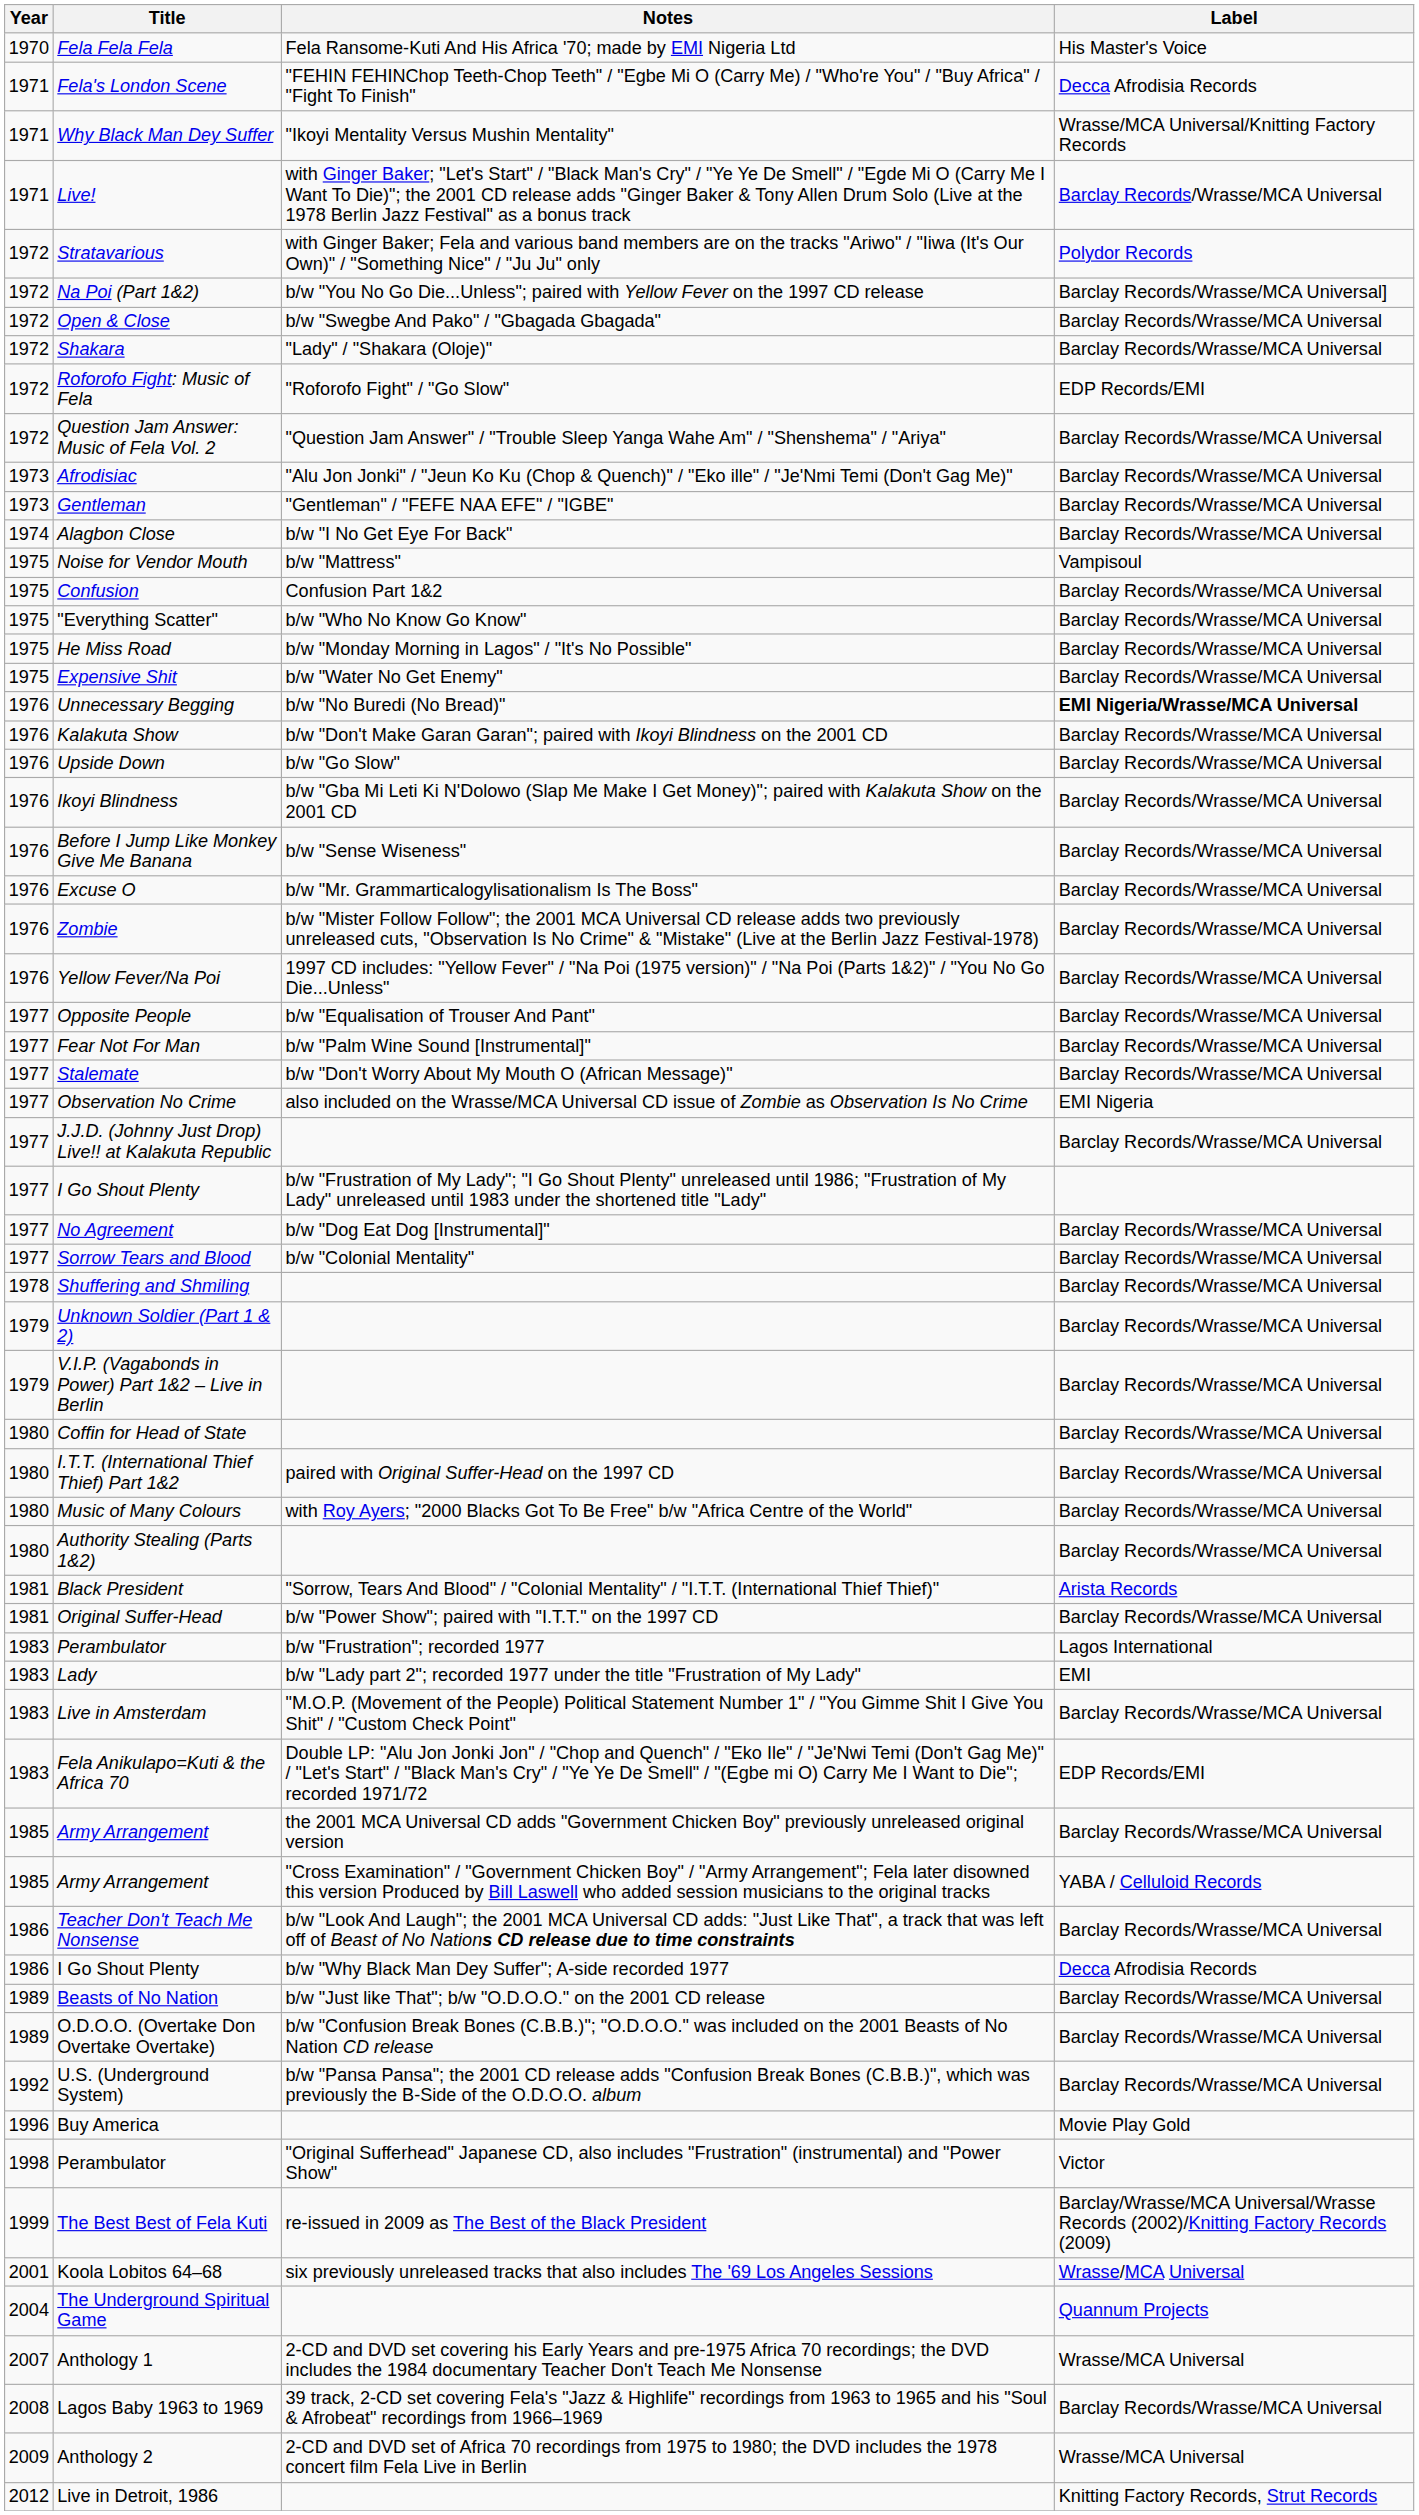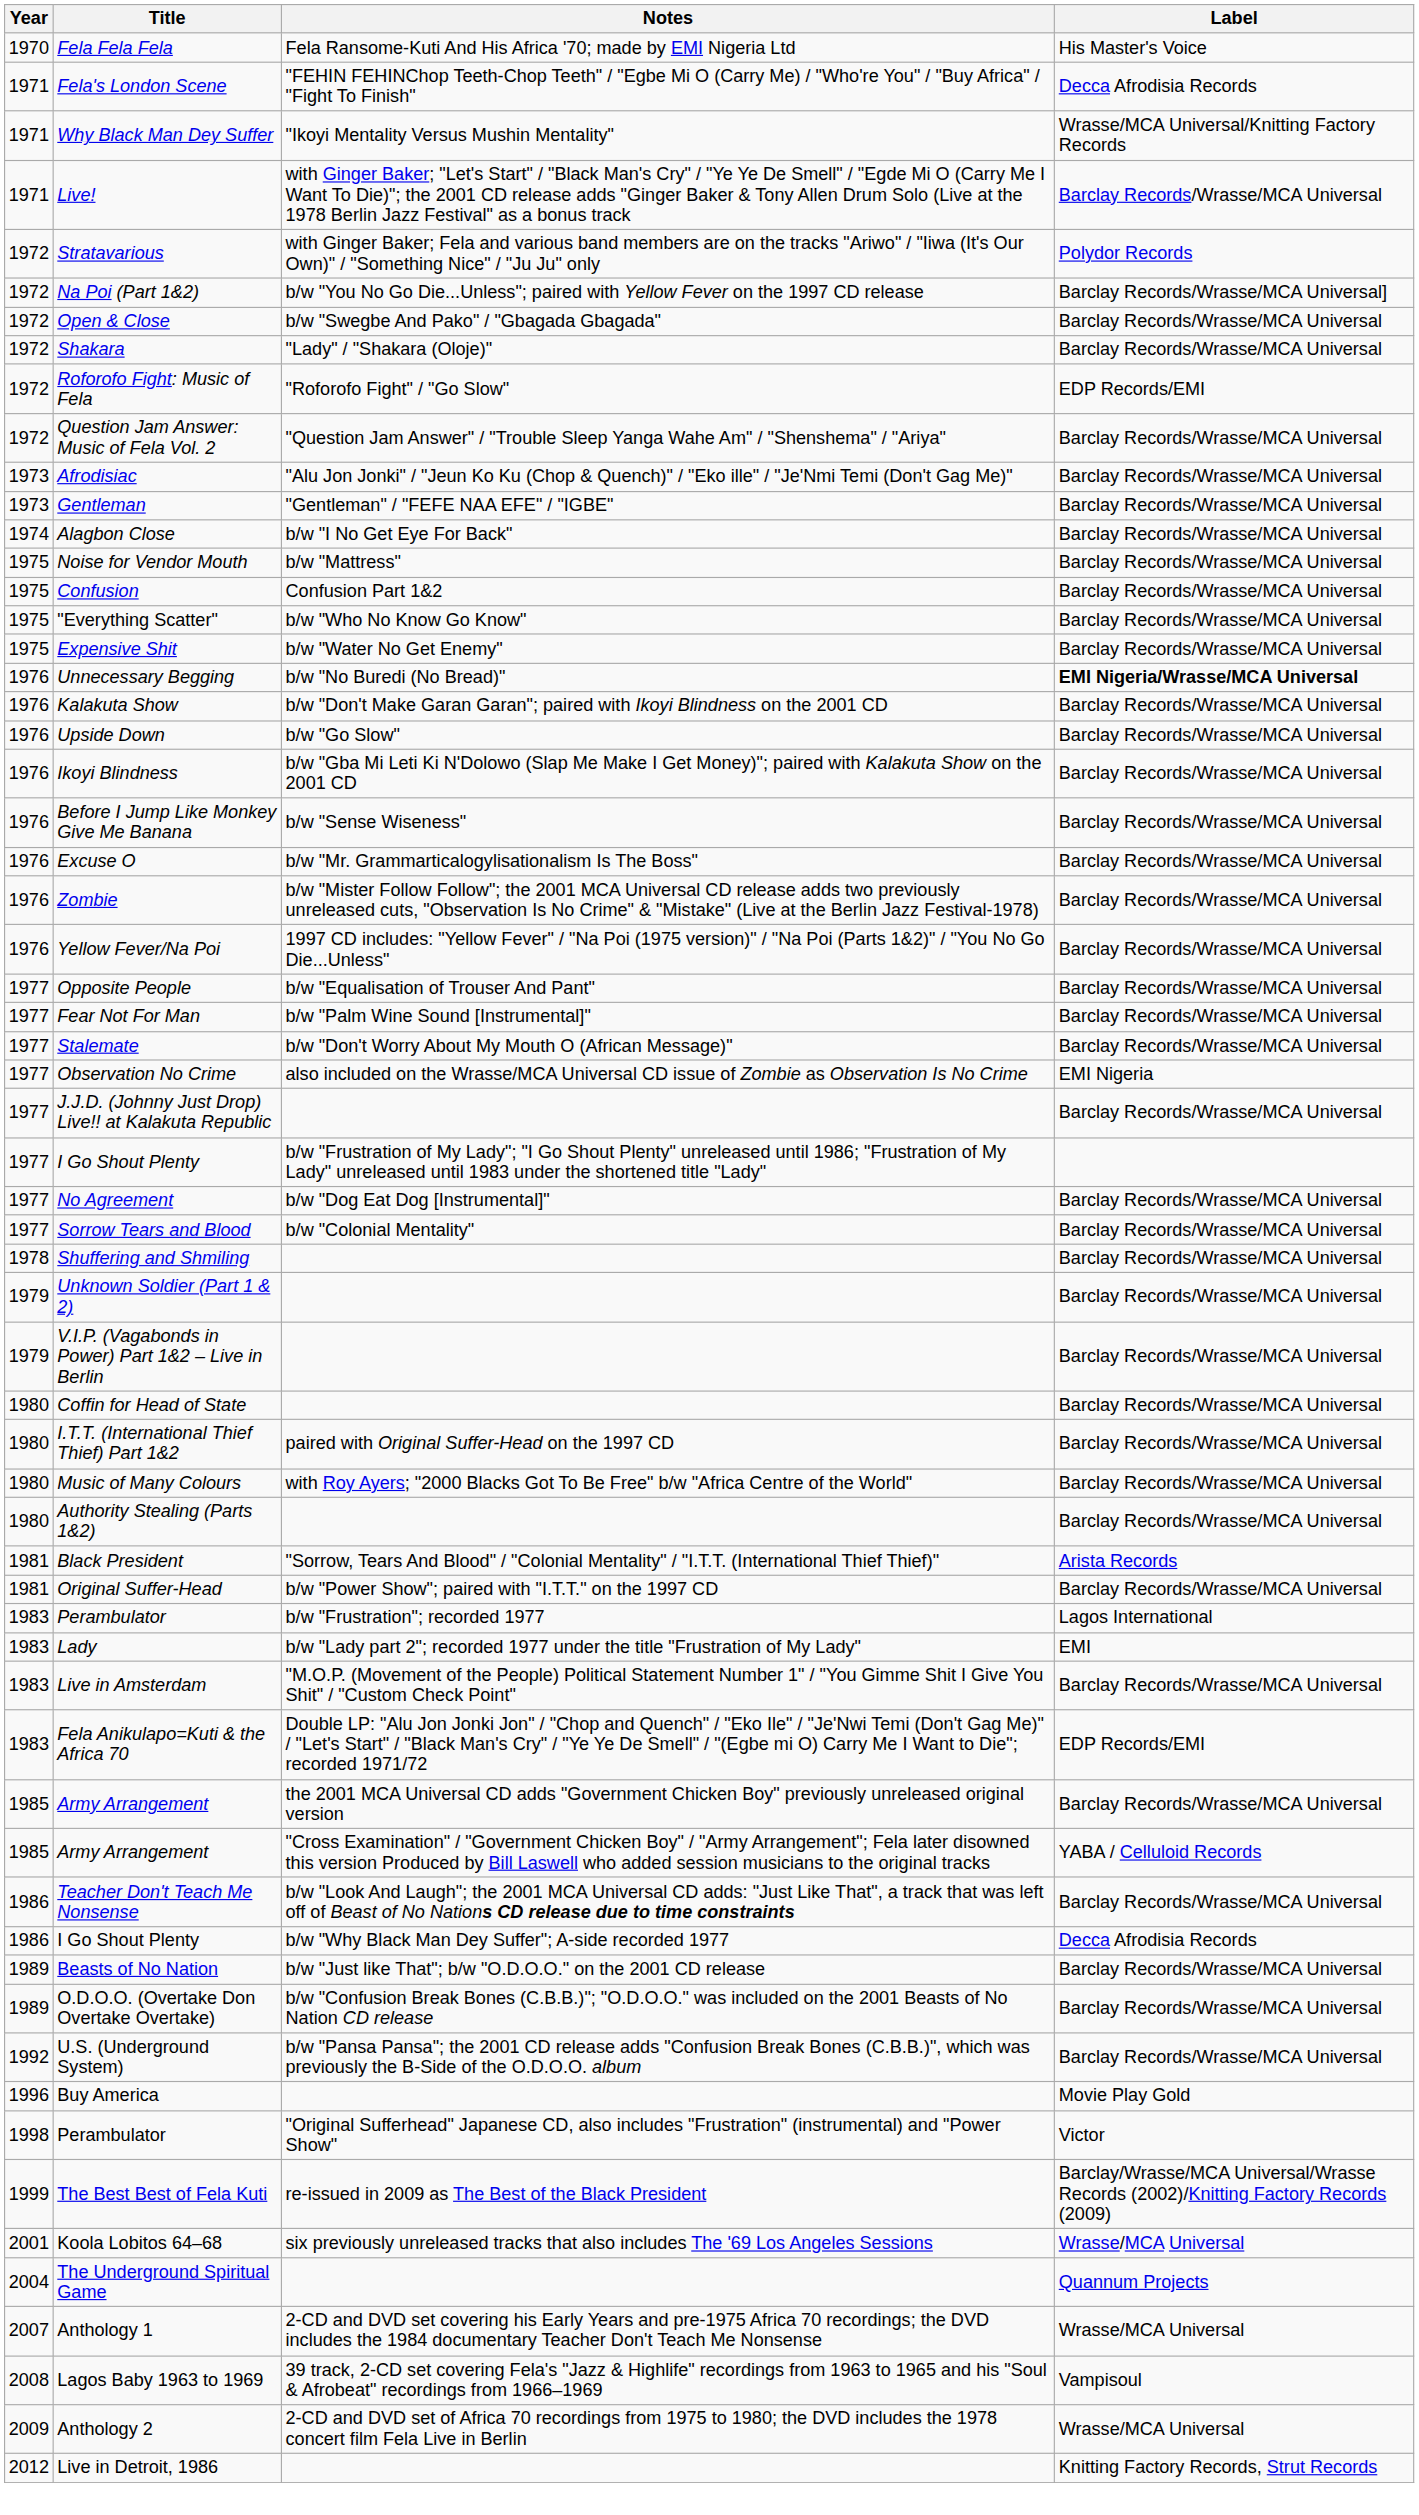(1100, 562) Vampisoul -> (1220, 562) Barclay Records/Wrasse/MCA Universal
- row: (114, 648)
(1220, 2408) Barclay Records/Wrasse/MCA Universal -> (1100, 2379) Vampisoul
